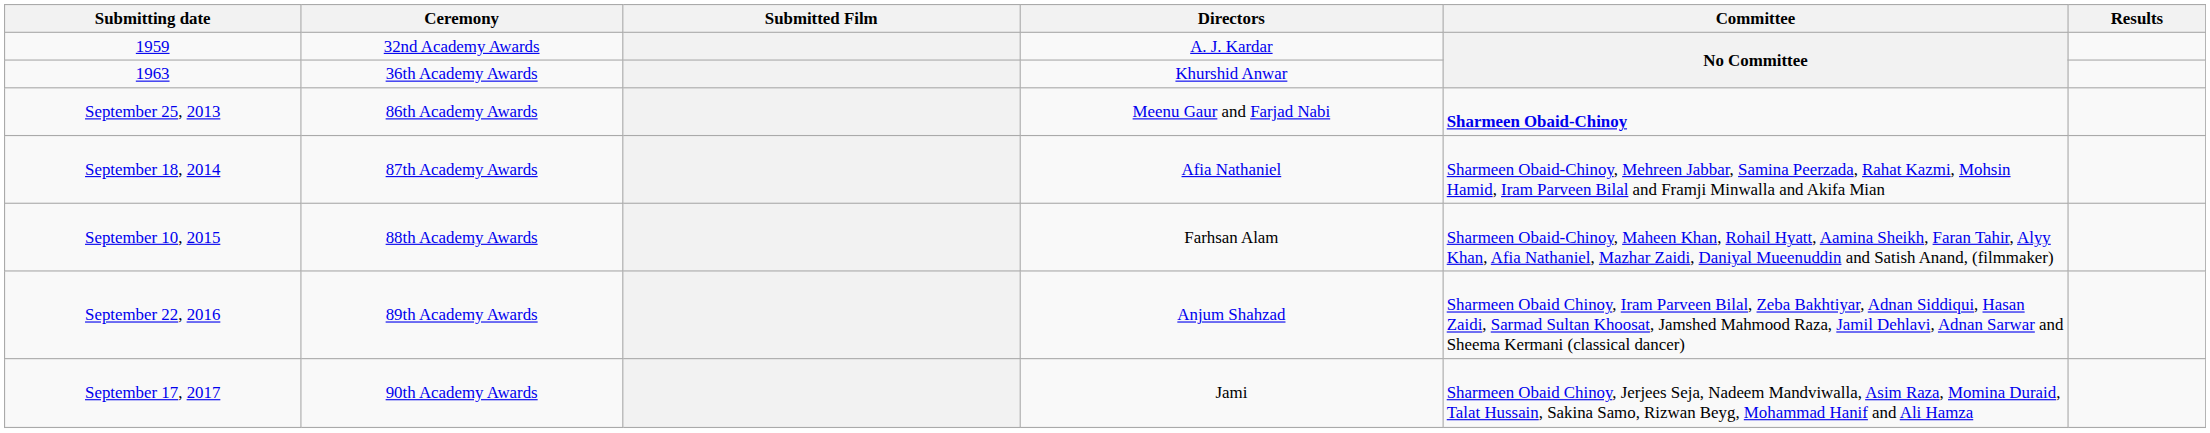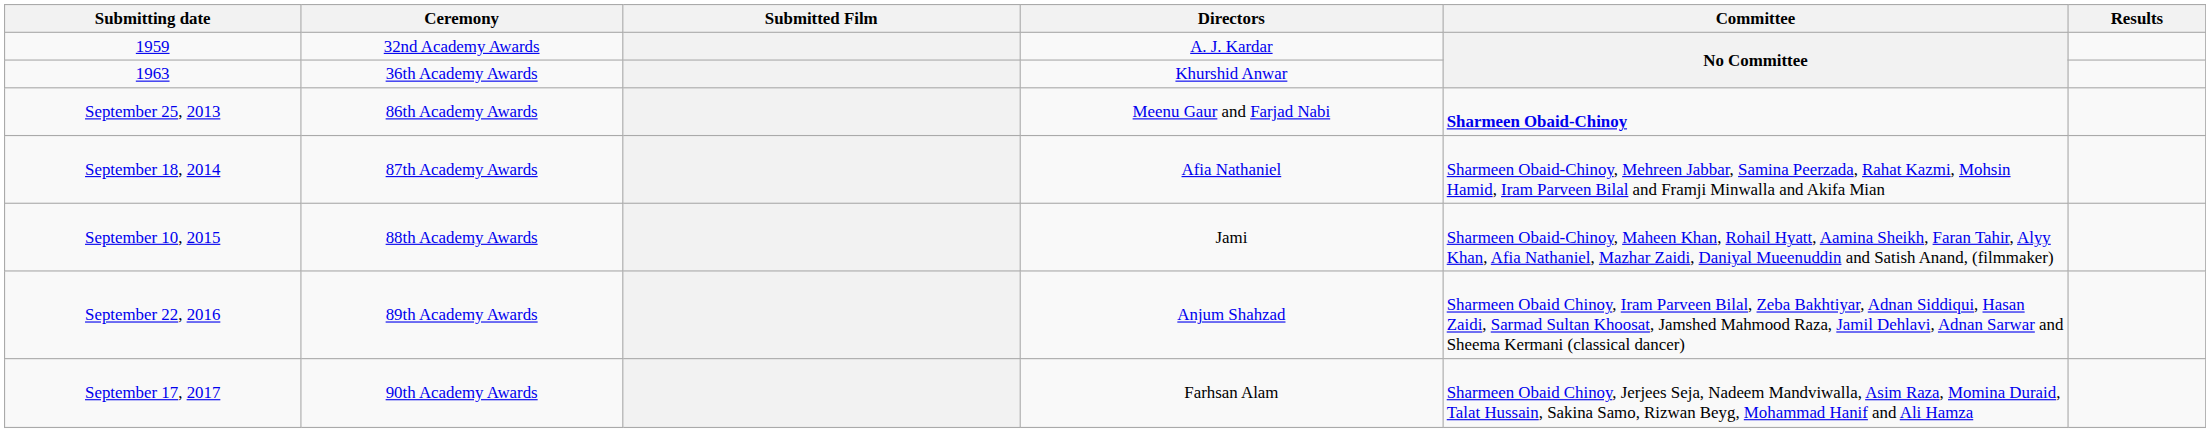(1231, 237) Farhsan Alam -> (1231, 237) Jami
(1231, 393) Jami -> (1231, 393) Farhsan Alam
